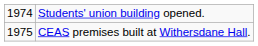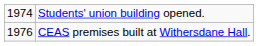(20, 31) 1975 -> (20, 31) 1976
